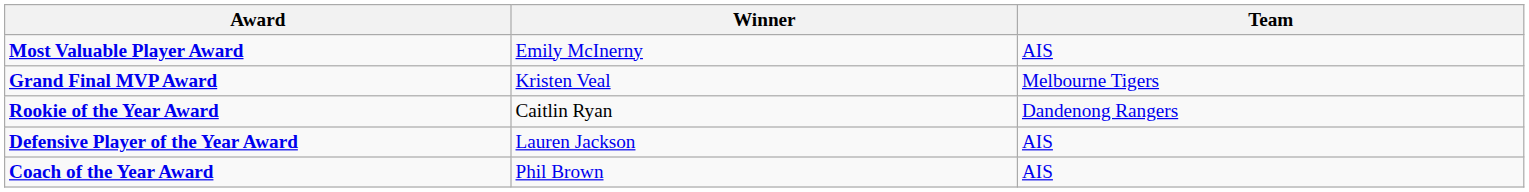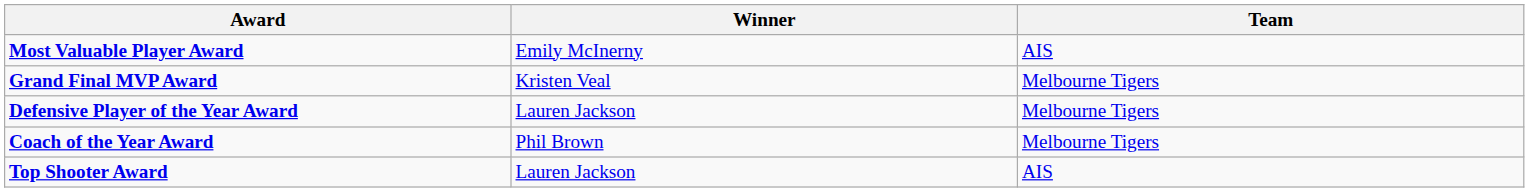- row: (114, 111)
(1037, 141) AIS -> (1091, 111) Melbourne Tigers
(1037, 171) AIS -> (1091, 141) Melbourne Tigers
+ row: (88, 171)
